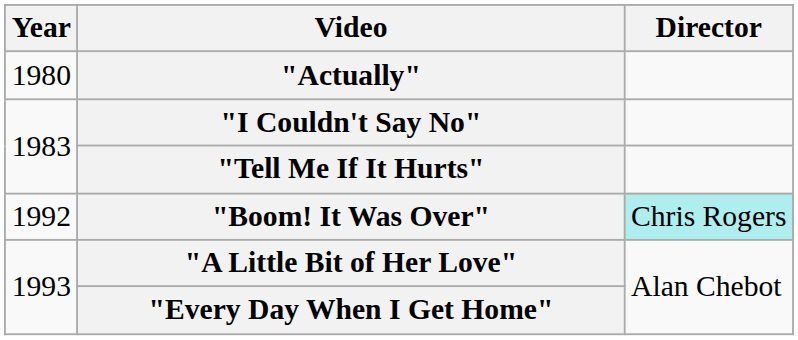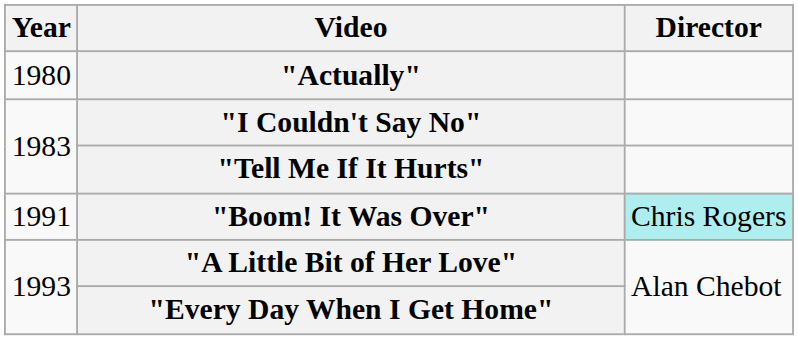(41, 215) 1992 -> (41, 215) 1991
